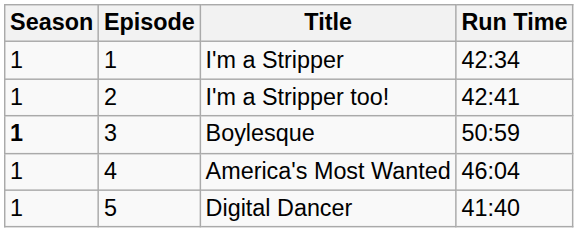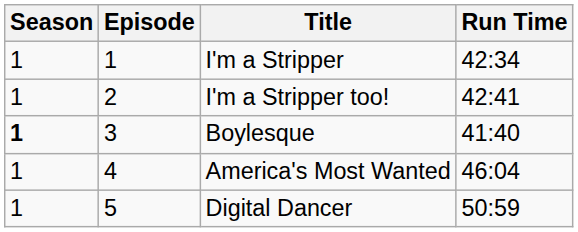(491, 134) 50:59 -> (491, 134) 41:40
(491, 208) 41:40 -> (491, 208) 50:59
